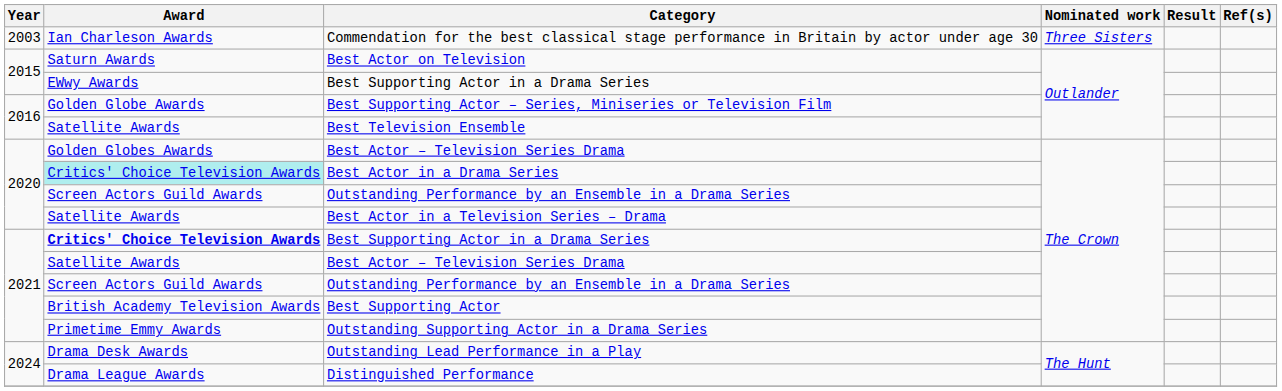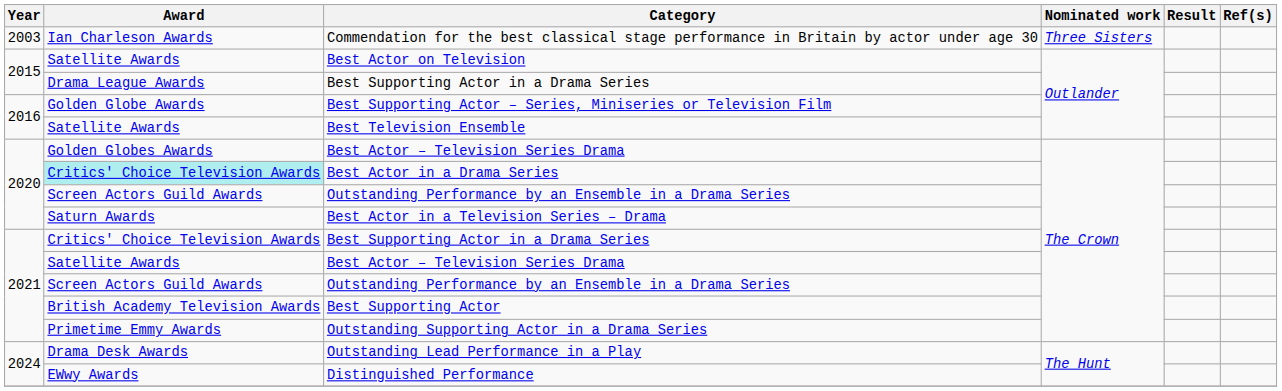(101, 61) Saturn Awards -> (114, 61) Satellite Awards
(93, 83) EWwy Awards -> (126, 83) Drama League Awards
(114, 218) Satellite Awards -> (101, 218) Saturn Awards
(184, 240) bold -> (184, 240) normal
(126, 375) Drama League Awards -> (93, 375) EWwy Awards
